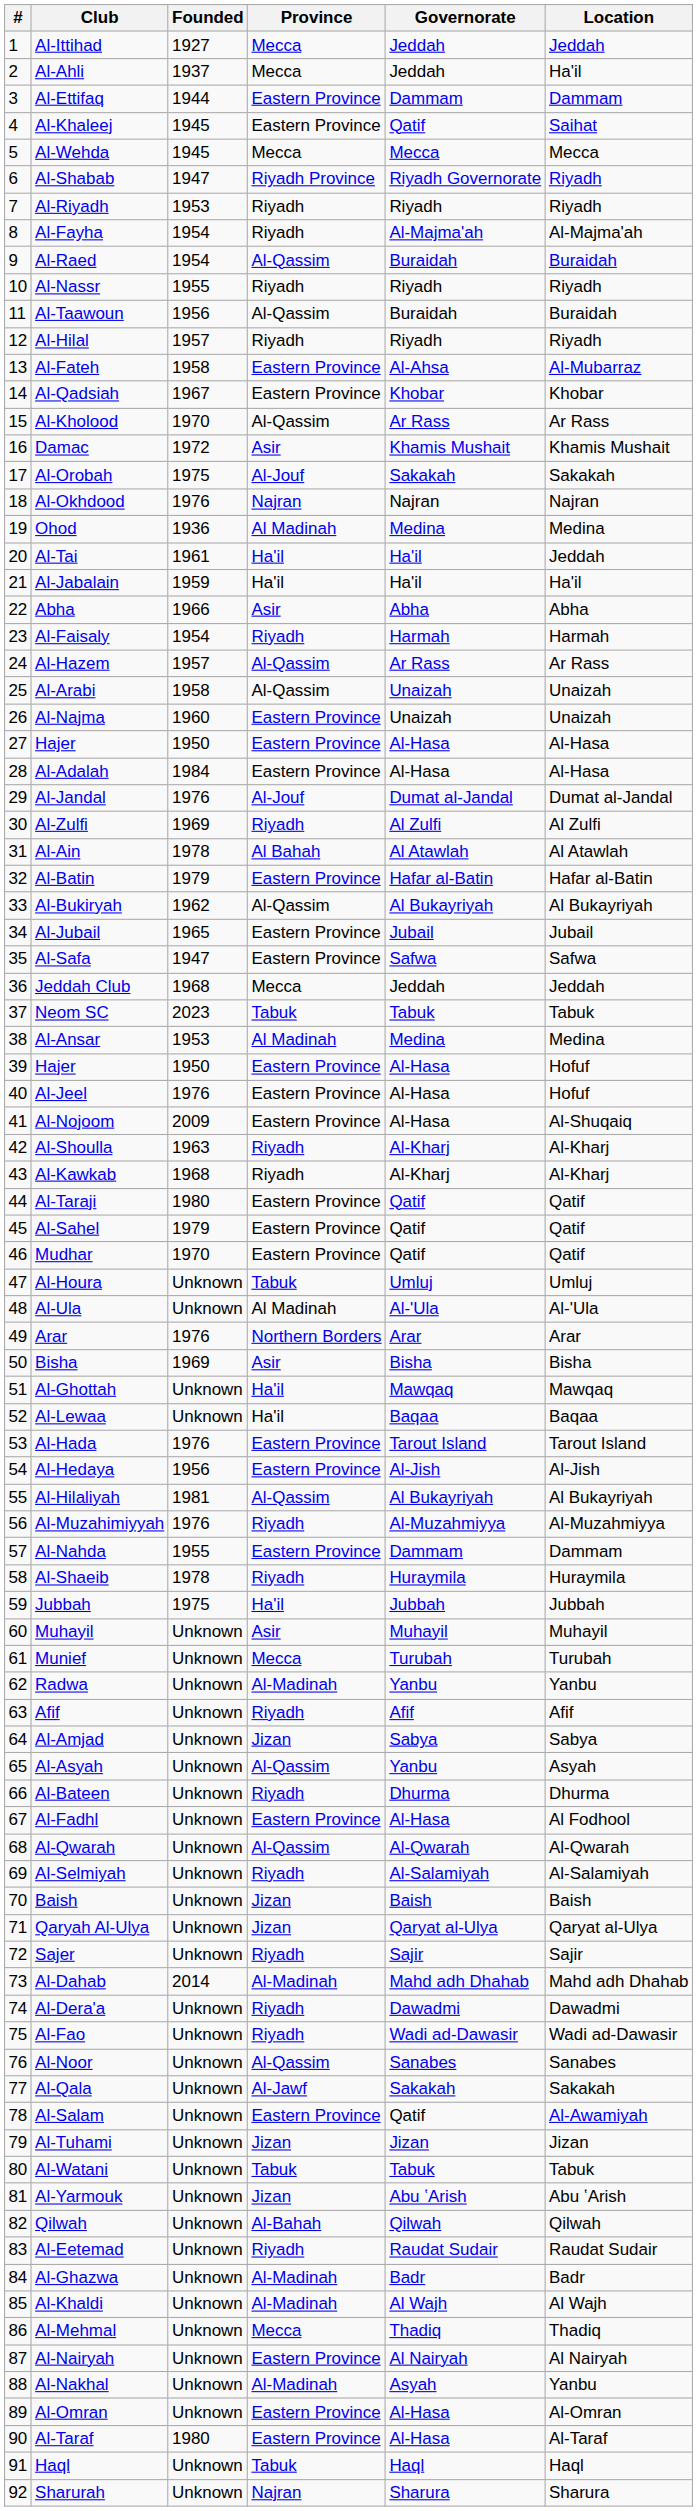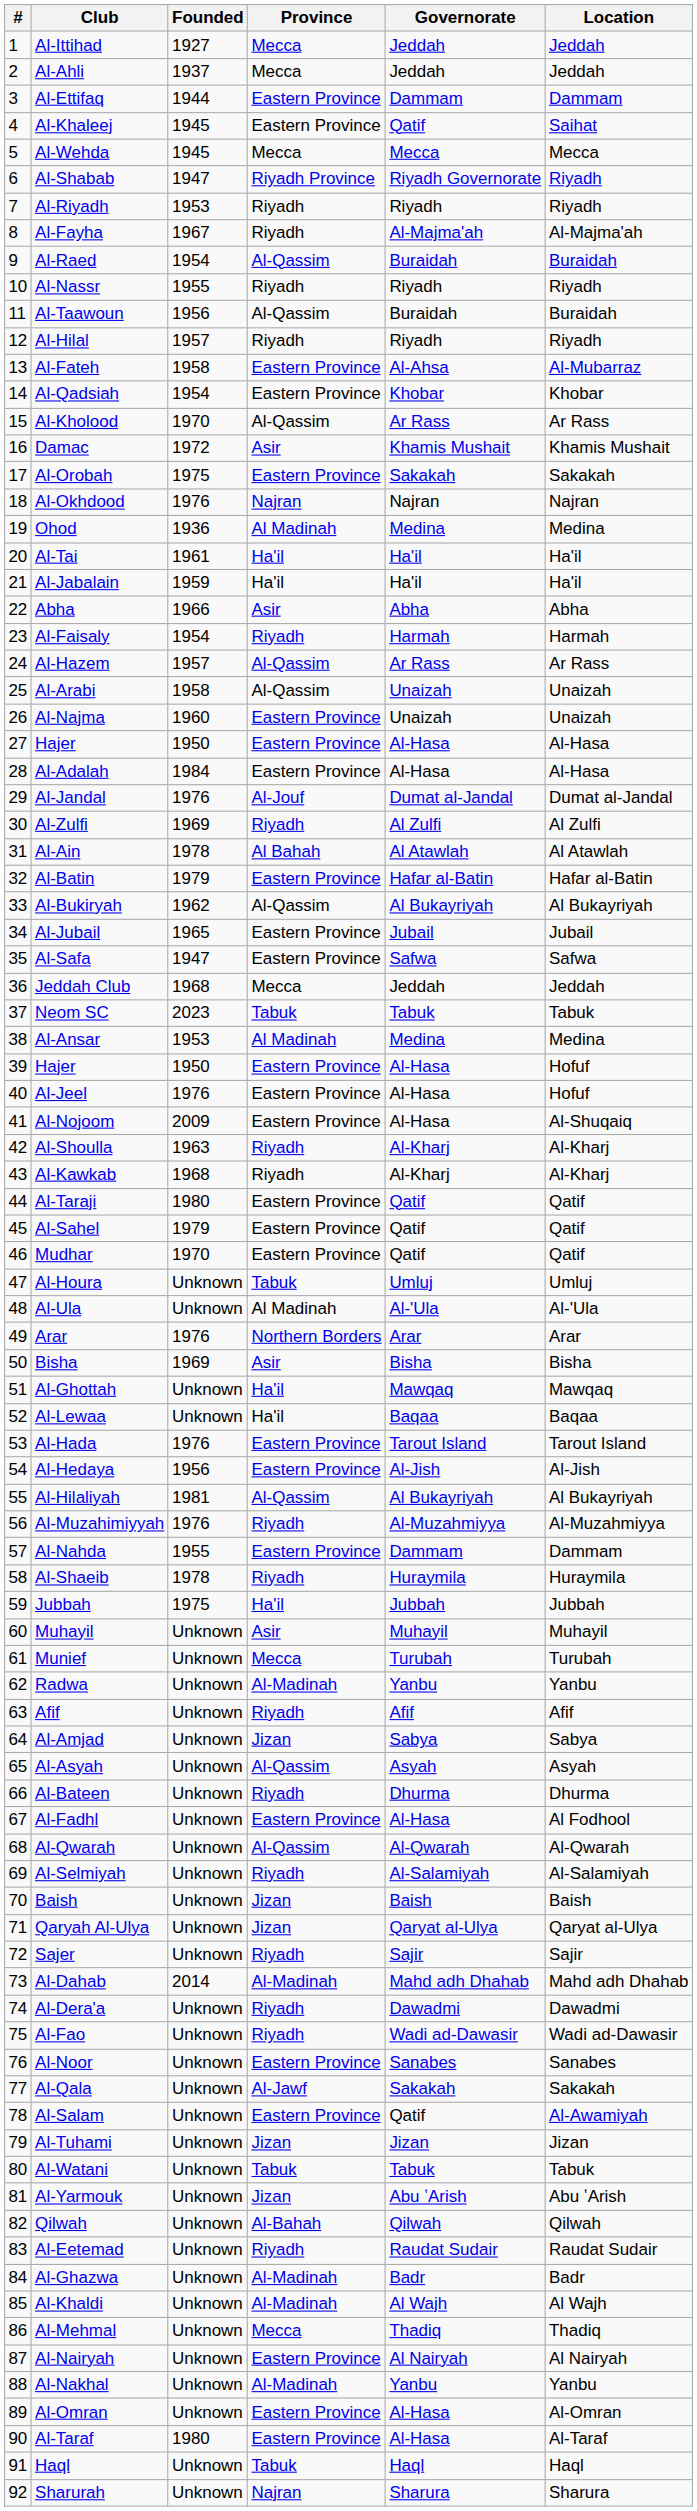(565, 71) Ha'il -> (577, 71) Jeddah
(191, 233) 1954 -> (191, 233) 1967
(191, 394) 1967 -> (191, 394) 1954
(278, 475) Al-Jouf -> (316, 475) Eastern Province
(577, 555) Jeddah -> (565, 555) Ha'il
(413, 1766) Yanbu -> (413, 1766) Asyah
(291, 2062) Al-Qassim -> (316, 2062) Eastern Province
(413, 2384) Asyah -> (413, 2384) Yanbu
